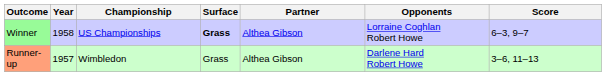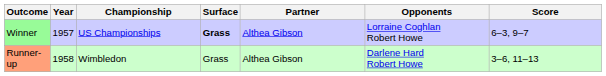(63, 32) 1958 -> (63, 32) 1957
(63, 58) 1957 -> (63, 58) 1958
